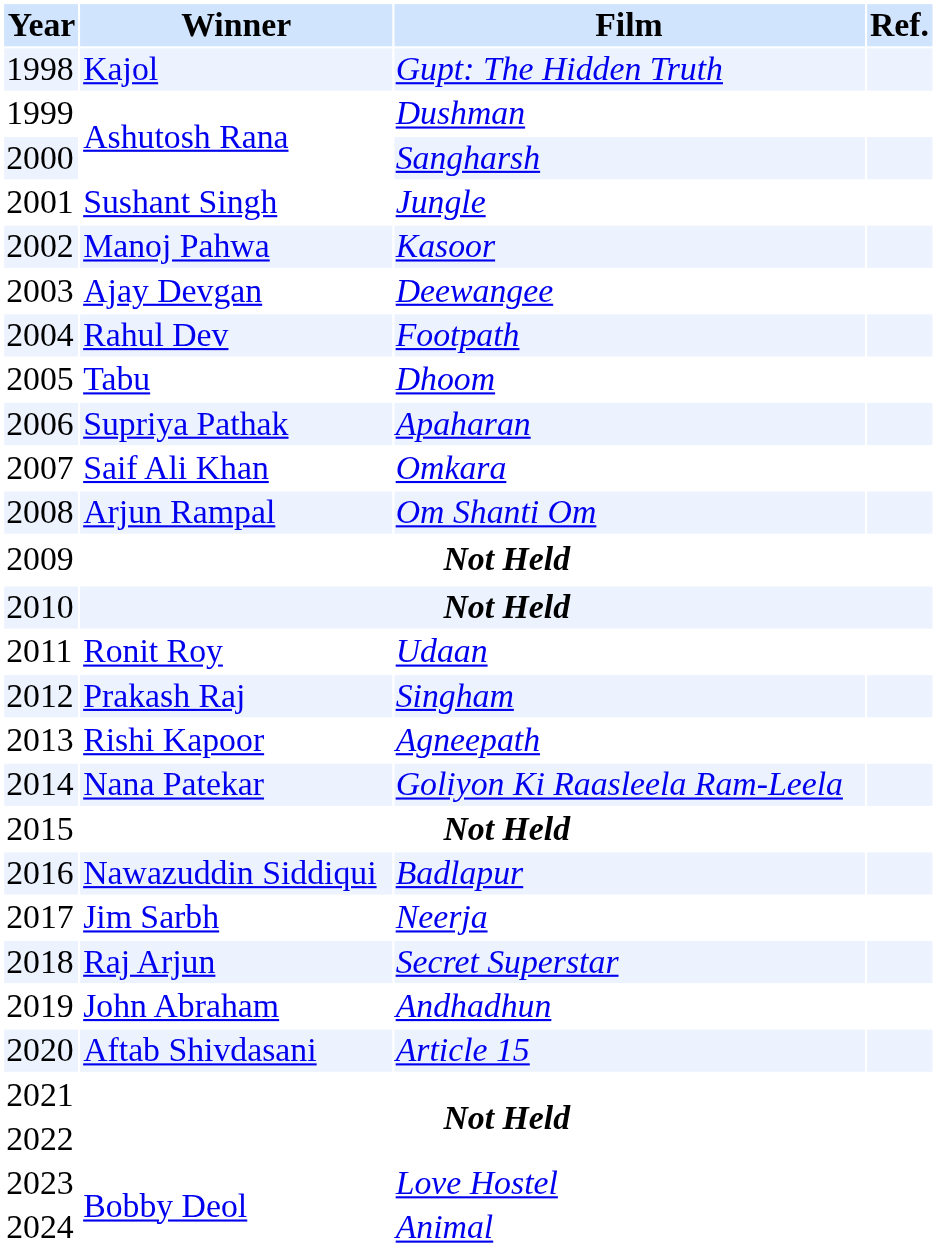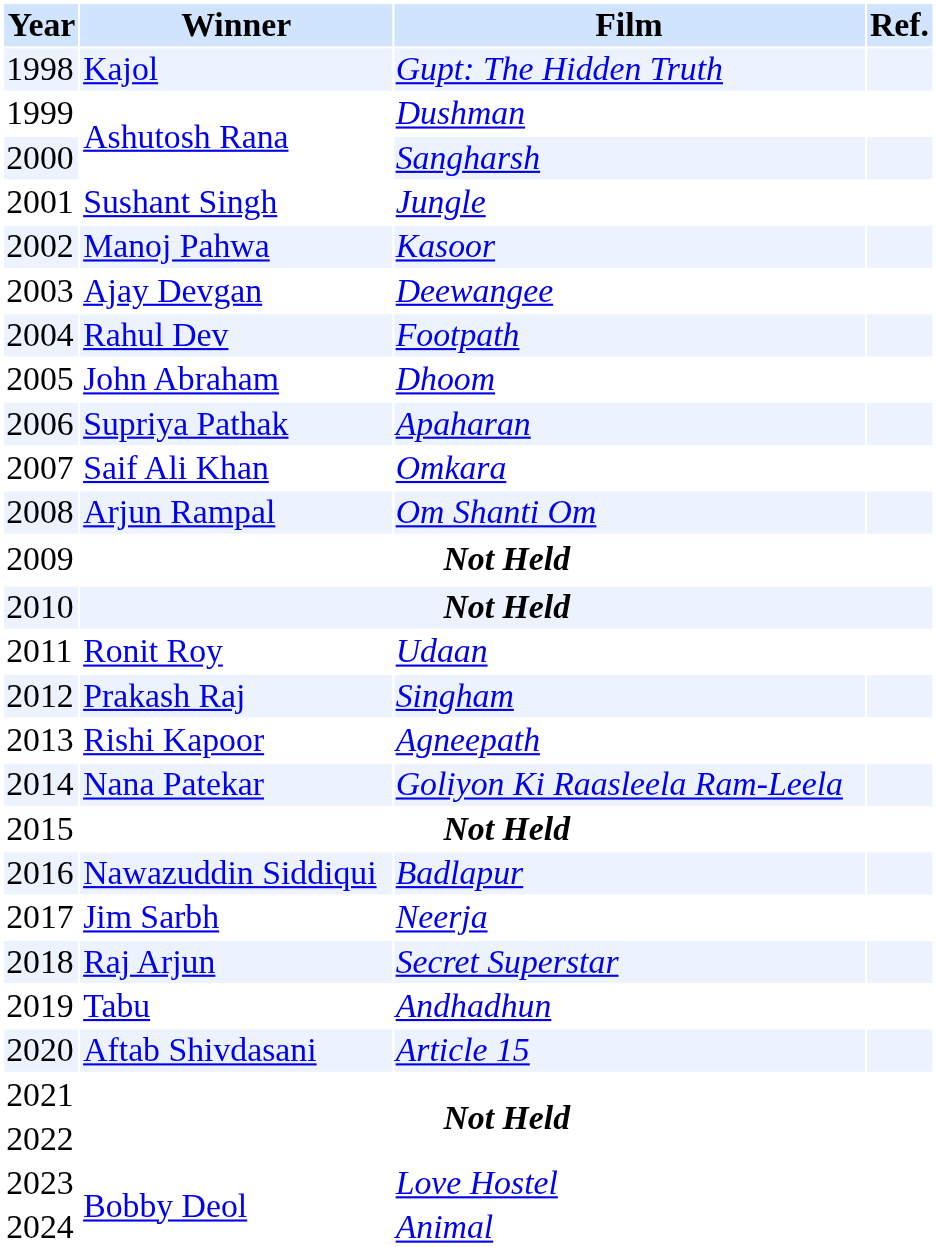(117, 379) Tabu -> (181, 379) John Abraham
(181, 1005) John Abraham -> (117, 1005) Tabu
